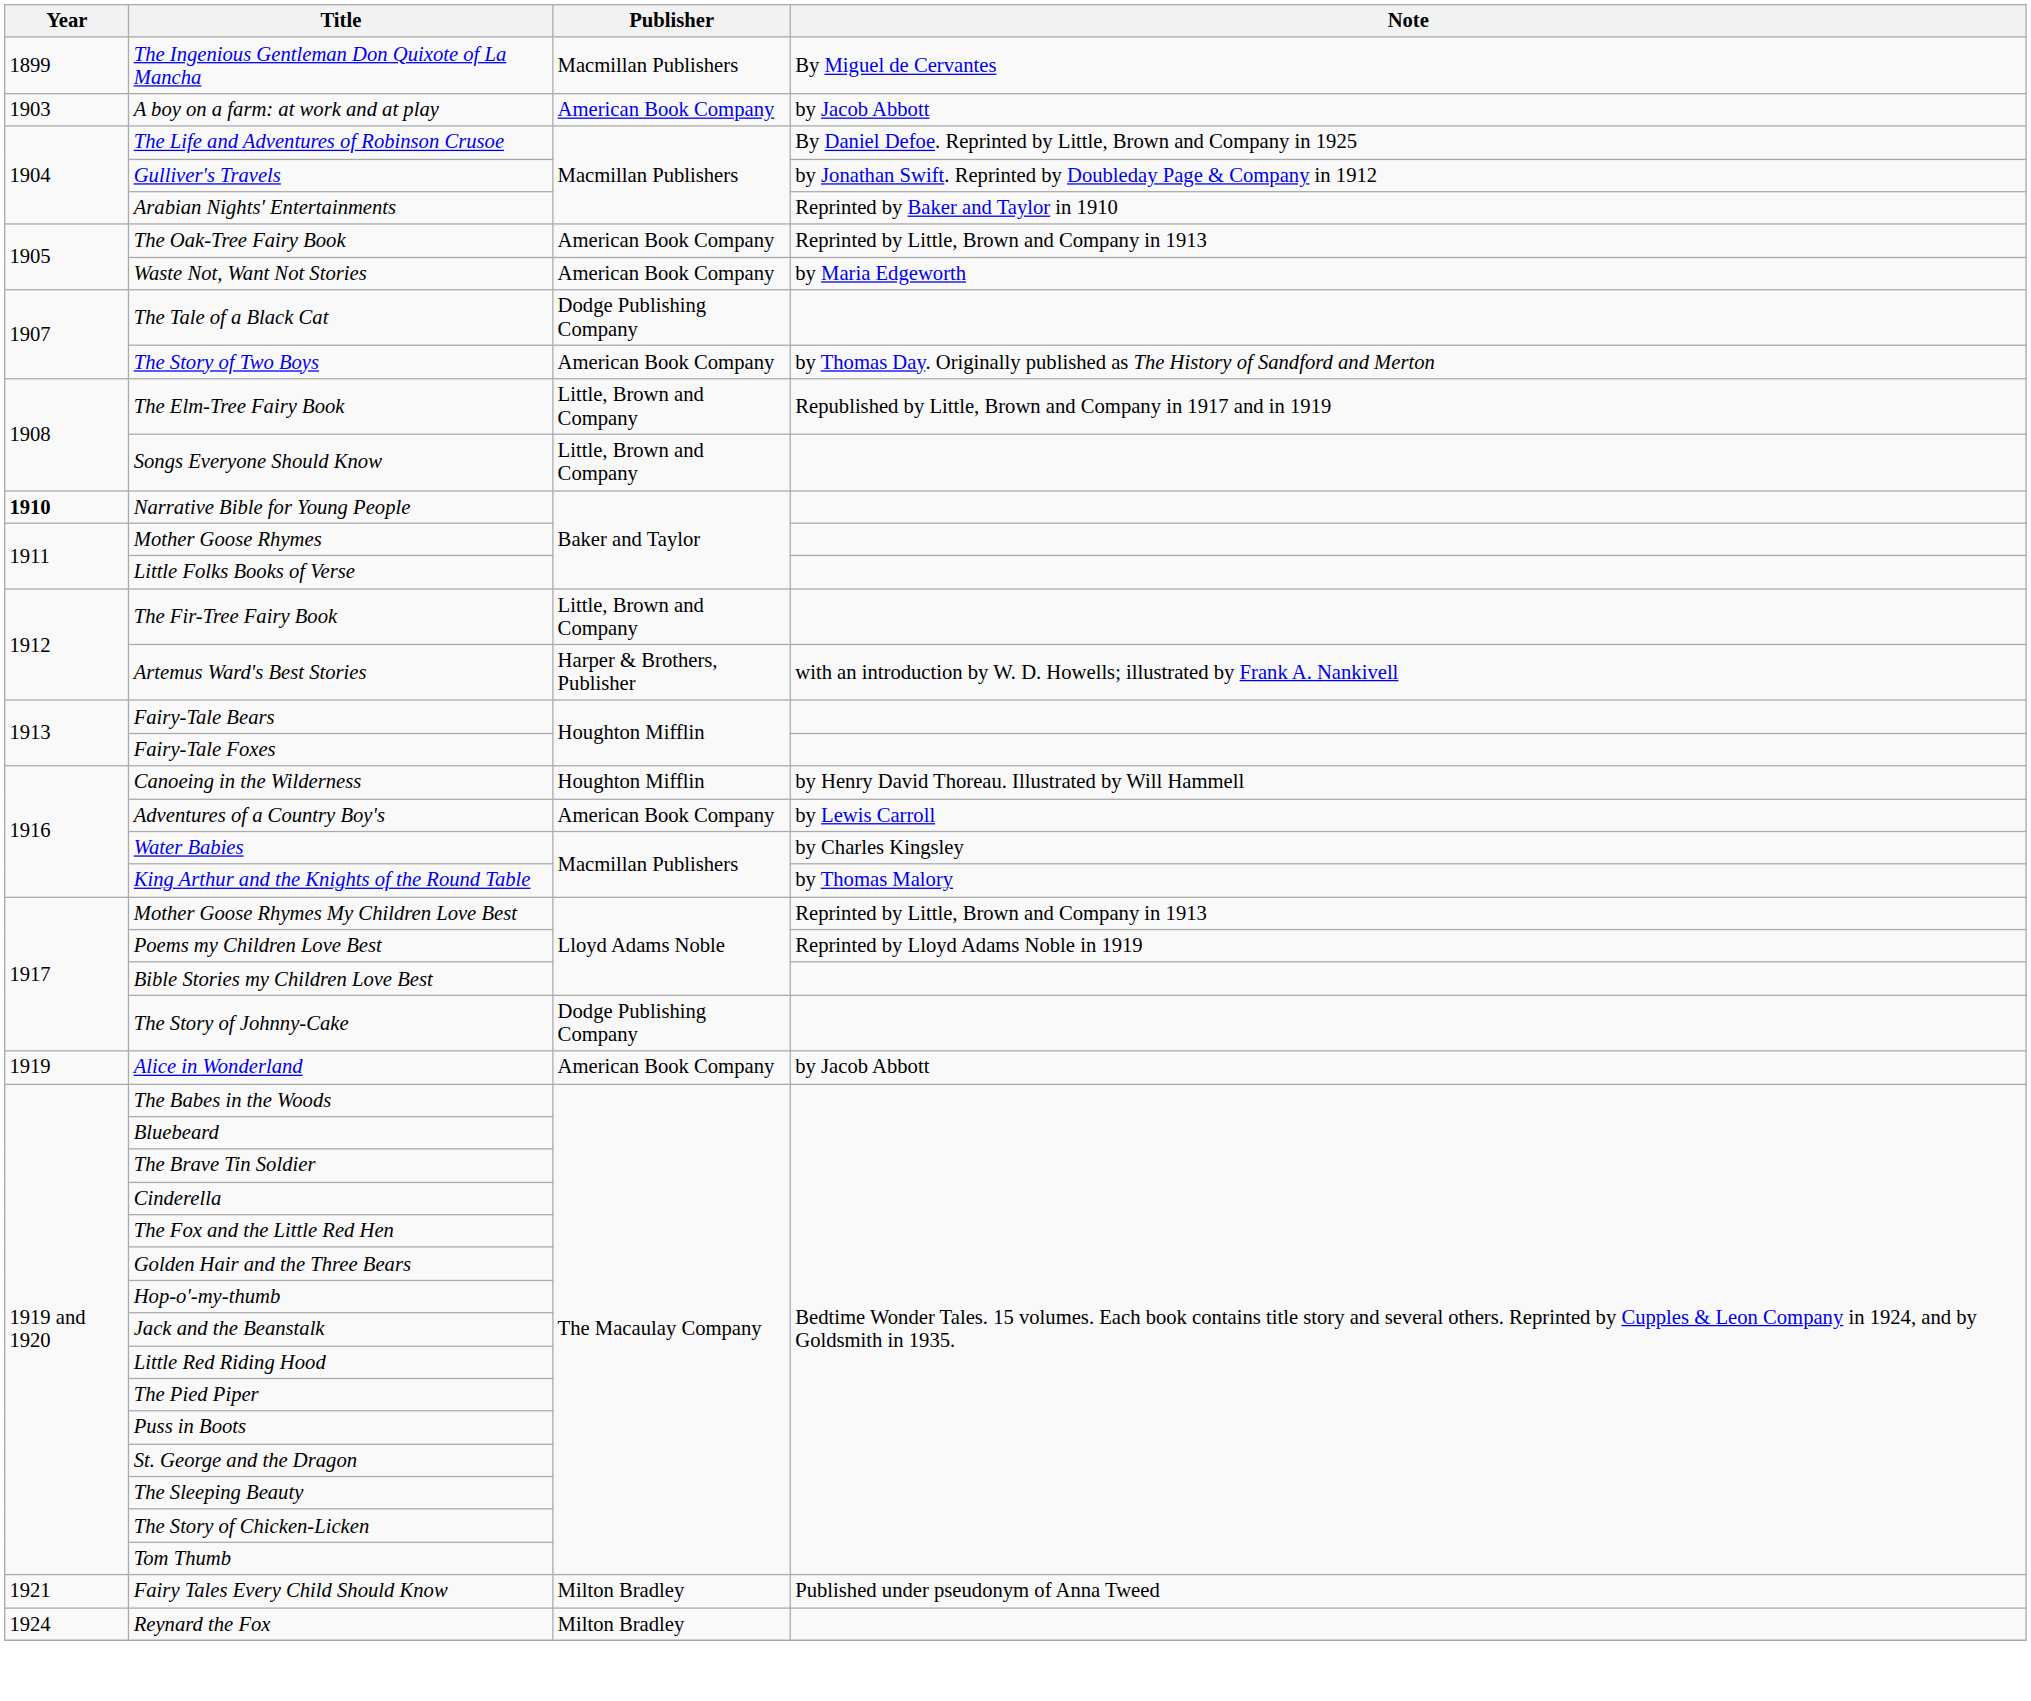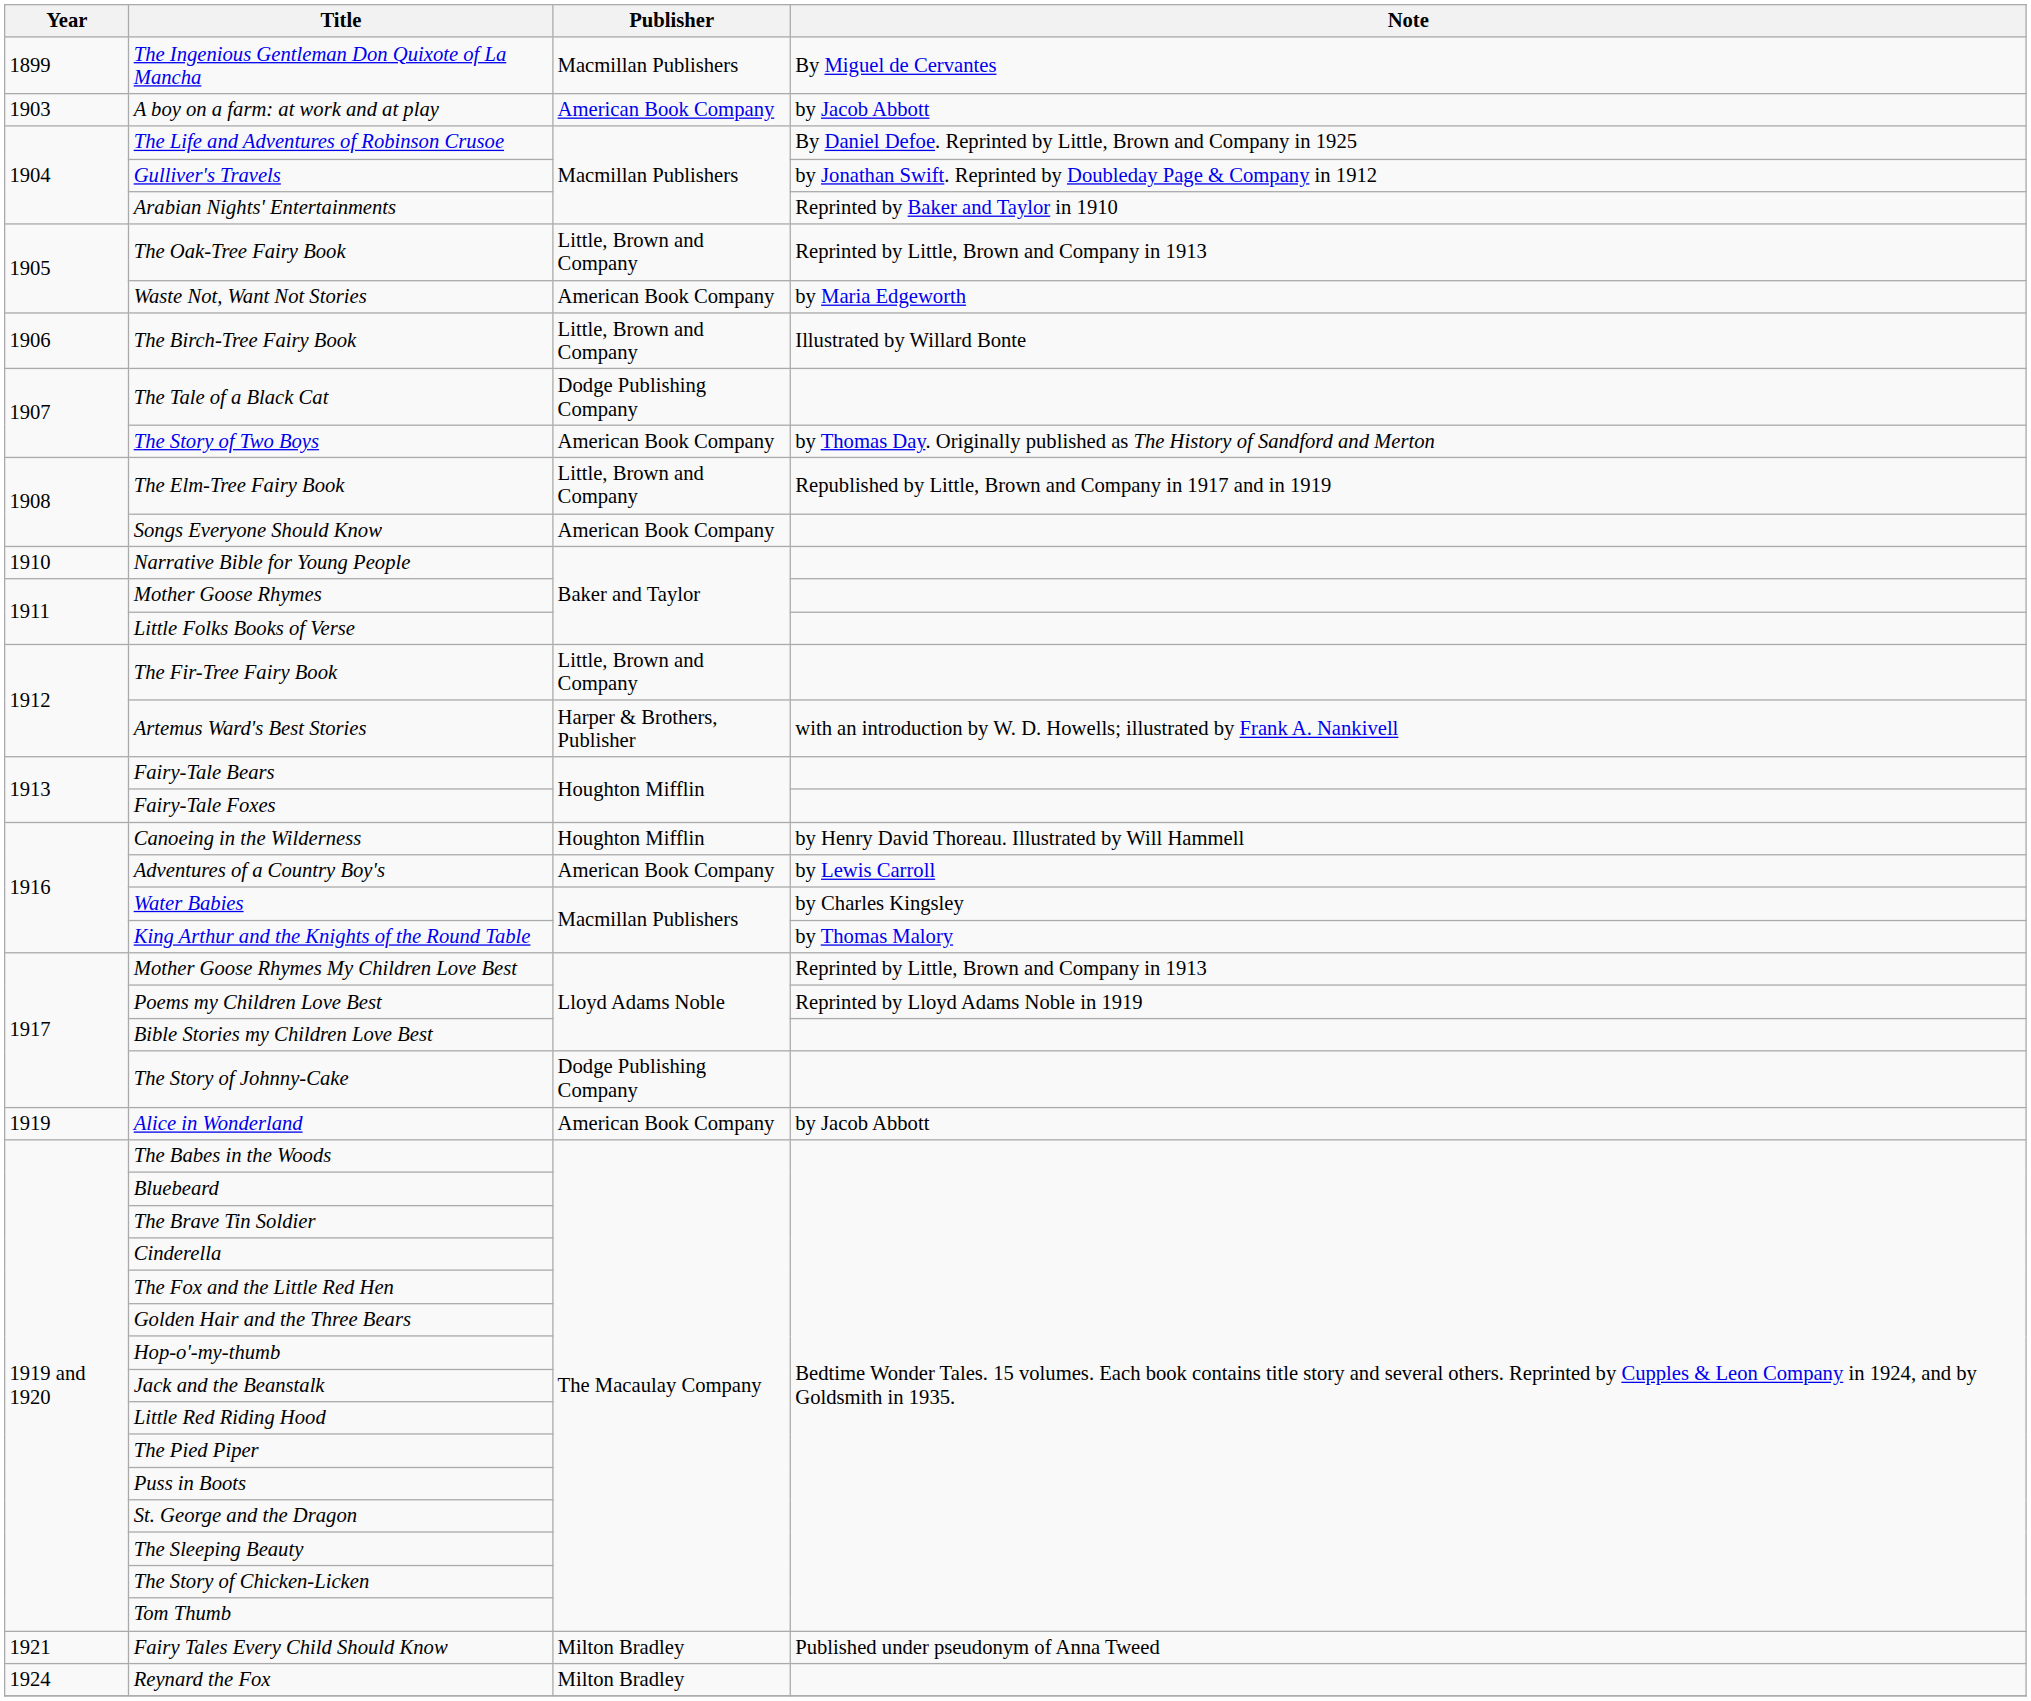(666, 240) American Book Company -> (631, 252) Little, Brown and Company
+ row: (245, 340)
(631, 462) Little, Brown and Company -> (666, 529) American Book Company
(30, 506) bold -> (30, 562) normal
